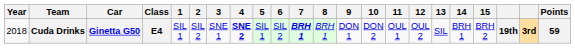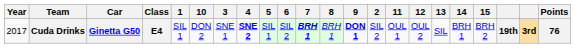columns swapped: (198, 11) <-> (373, 11)
(17, 30) 2018 -> (17, 30) 2017
(349, 30) normal -> (355, 30) bold
(554, 30) 59 -> (554, 30) 76
